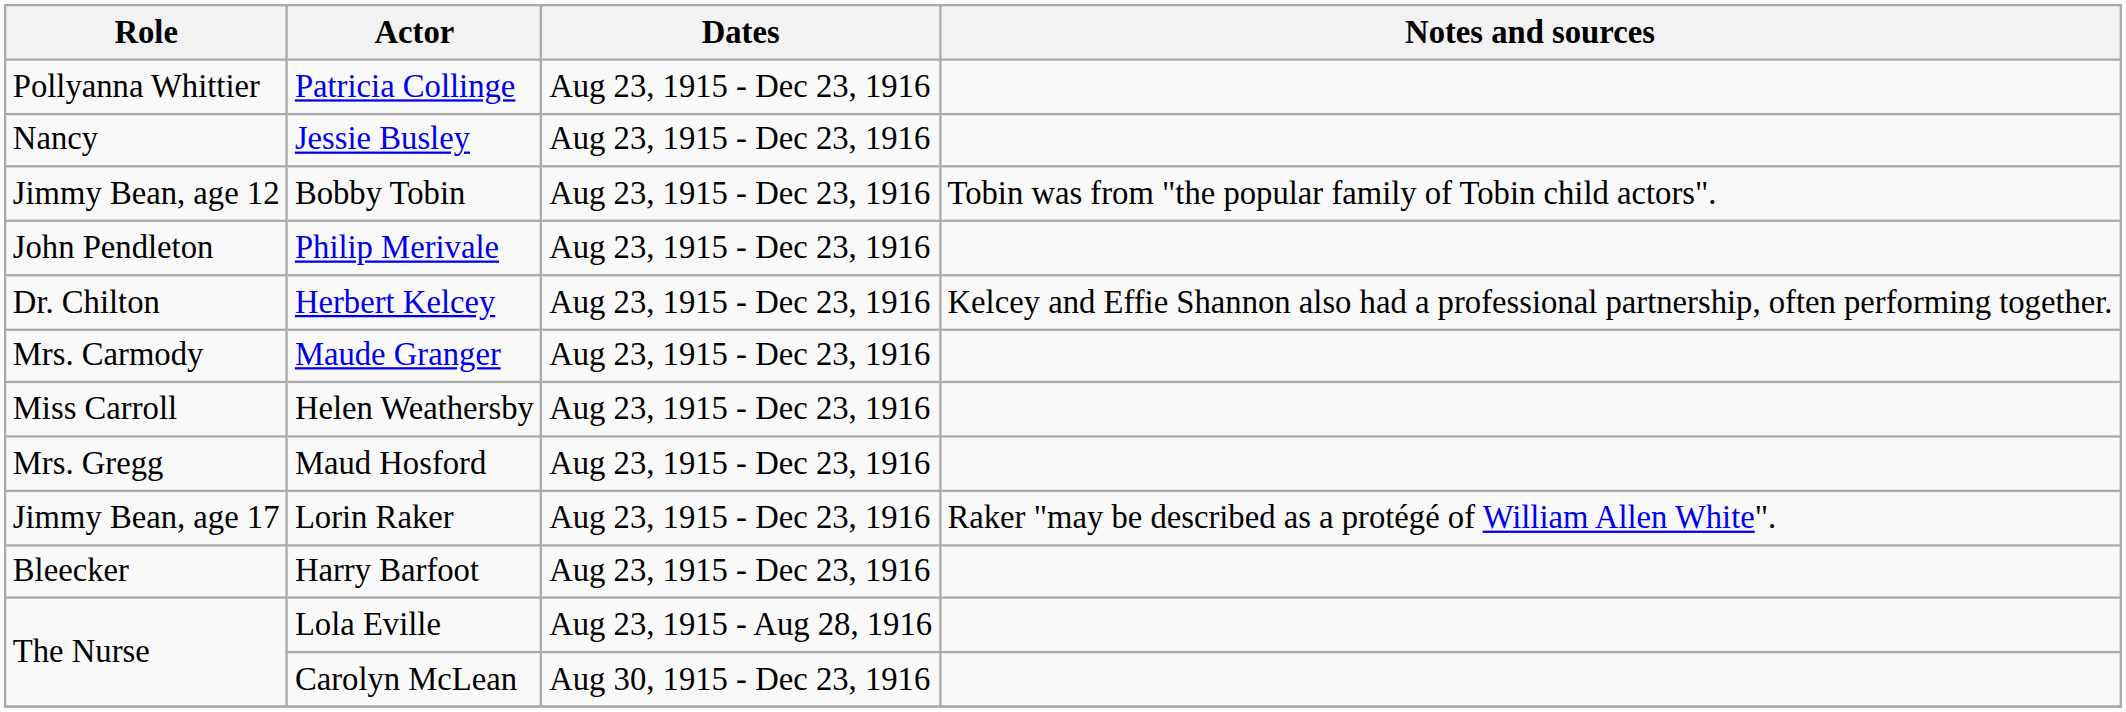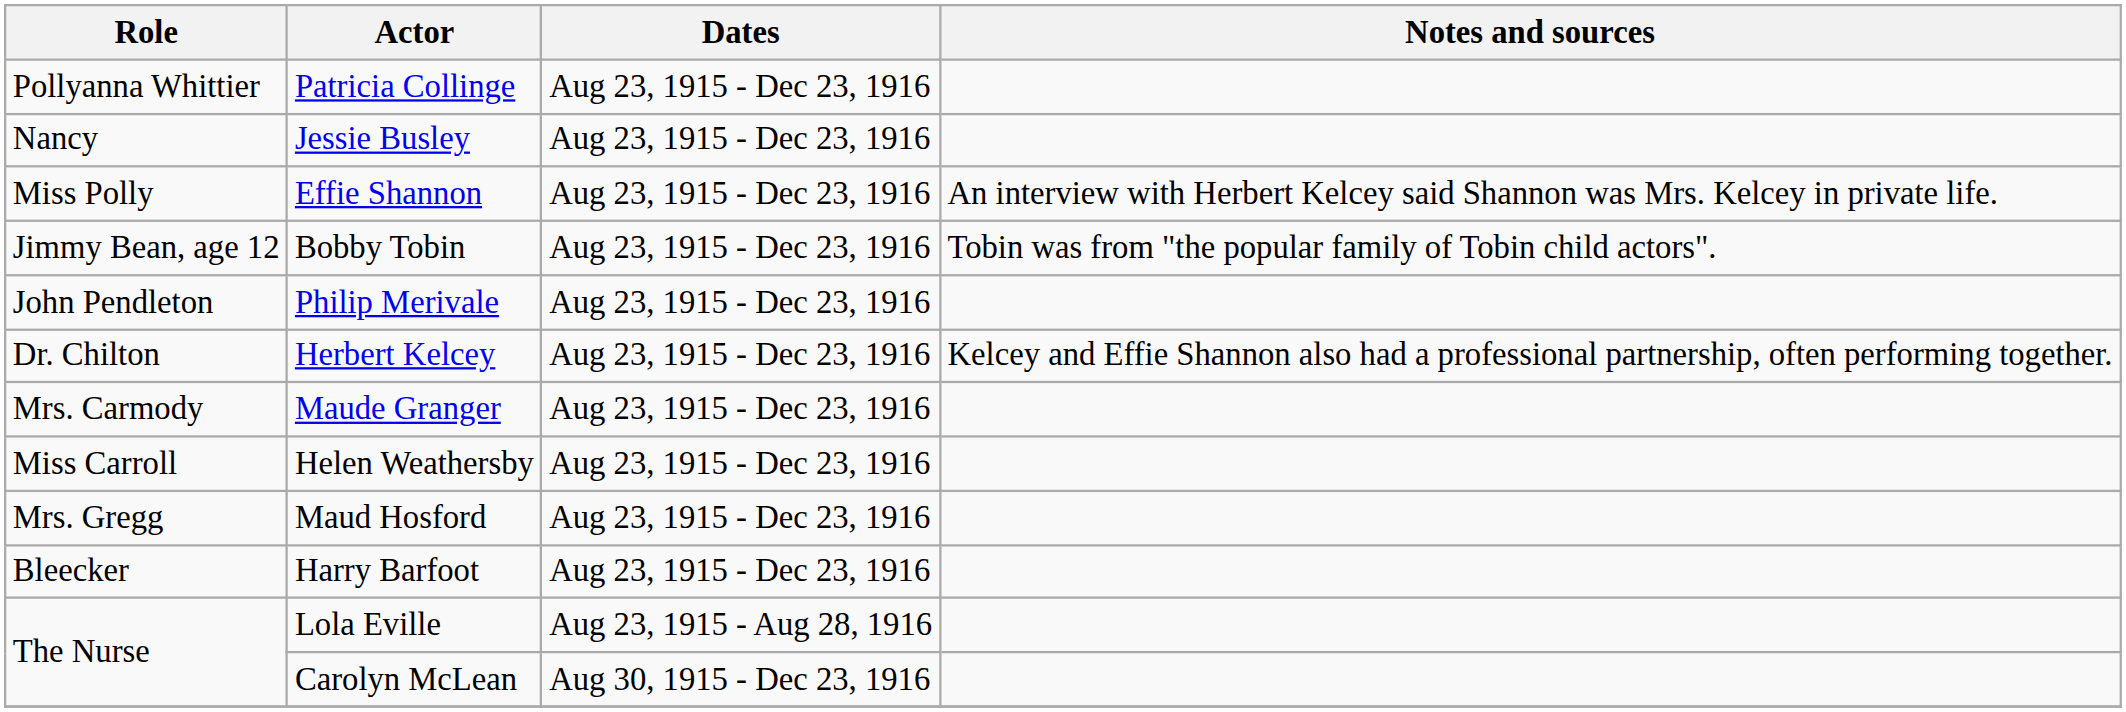+ row: (388, 193)
- row: (374, 517)
